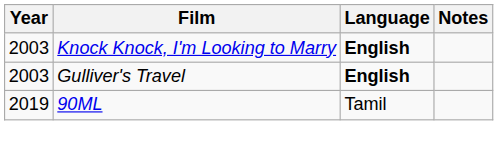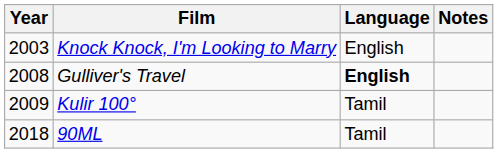(377, 47) bold -> (374, 47) normal
(29, 76) 2003 -> (29, 76) 2008
+ row: (97, 104)
(29, 104) 2019 -> (29, 133) 2018
